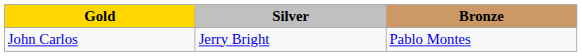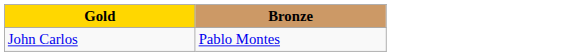- column: (291, 16)
